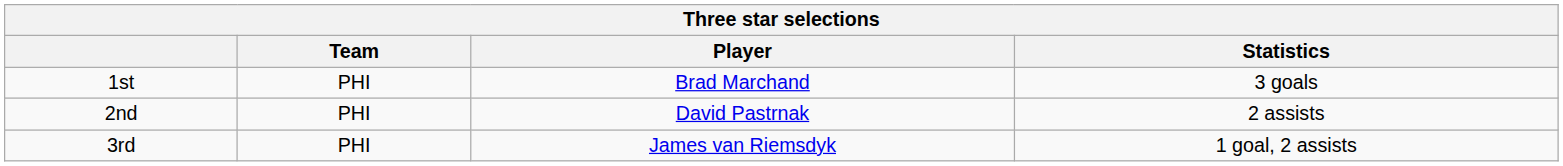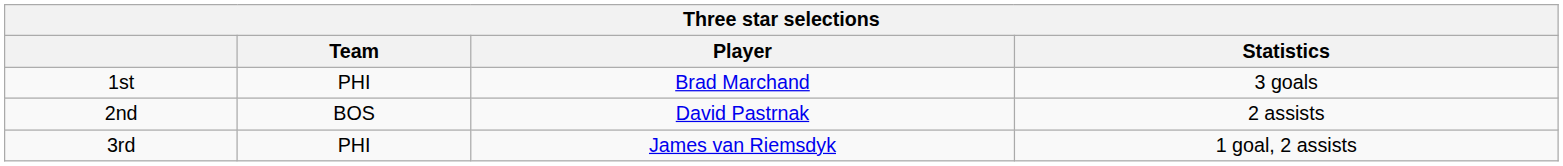(354, 113) PHI -> (354, 113) BOS
